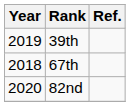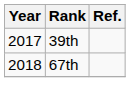(25, 40) 2019 -> (25, 40) 2017
- row: (66, 88)
